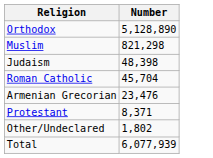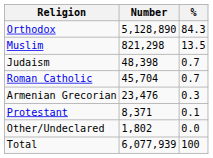+ column: (194, 13)
